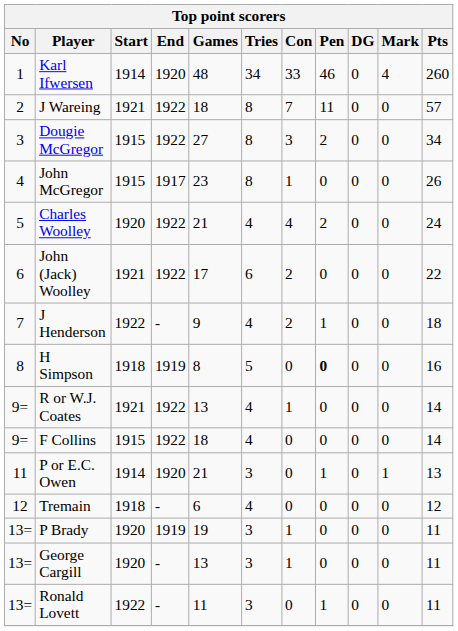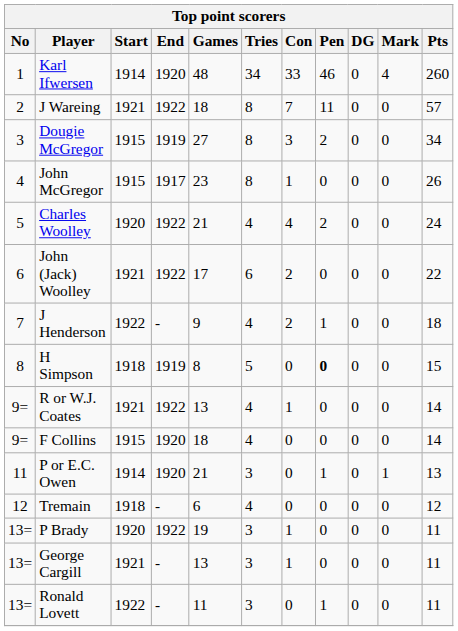(170, 140) 1922 -> (170, 140) 1919
(434, 365) 16 -> (434, 365) 15
(170, 440) 1922 -> (170, 440) 1920
(170, 530) 1919 -> (170, 530) 1922
(130, 563) 1920 -> (130, 563) 1921
